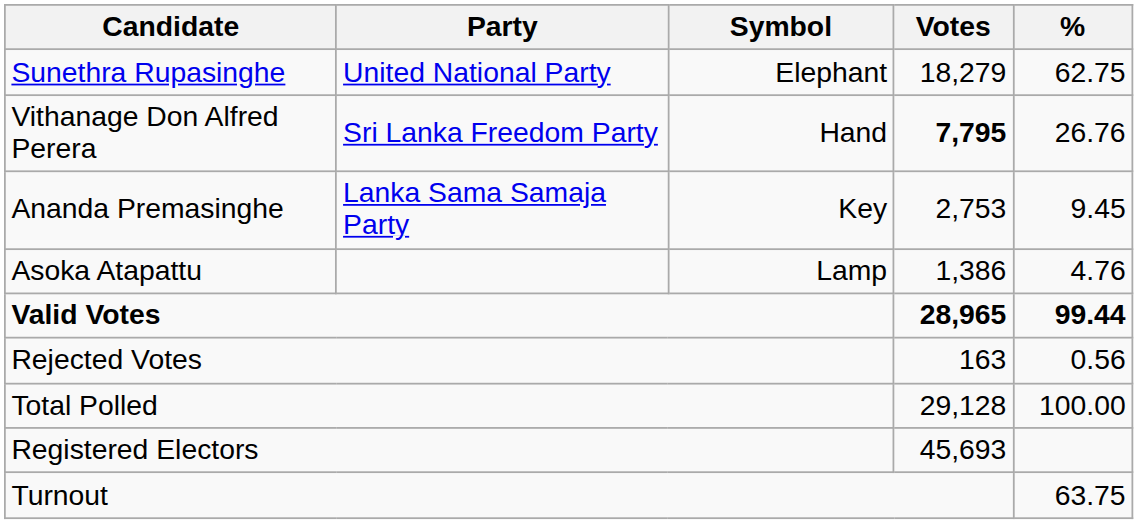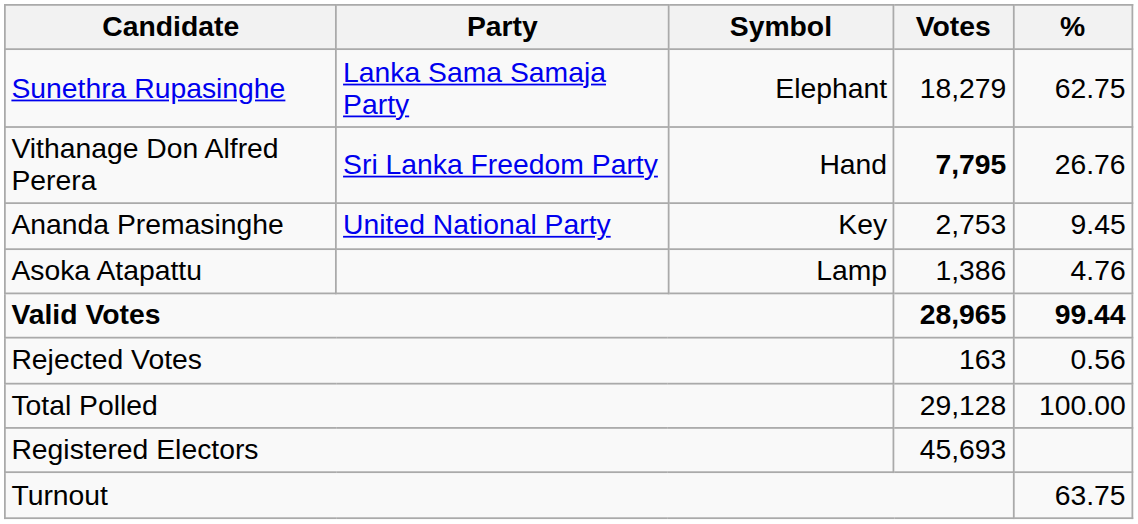(477, 71) United National Party -> (475, 87) Lanka Sama Samaja Party
(475, 209) Lanka Sama Samaja Party -> (477, 225) United National Party
